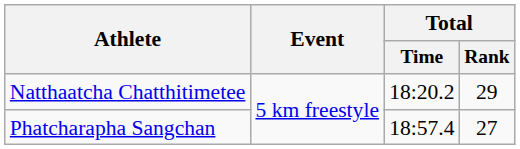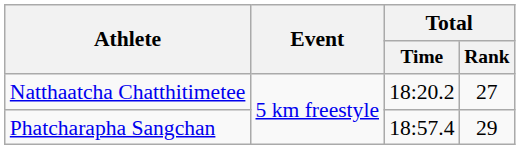(487, 91) 29 -> (487, 91) 27
(487, 127) 27 -> (487, 127) 29
